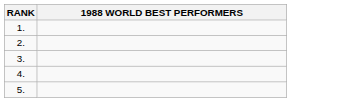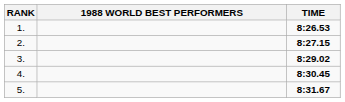+ column: (313, 12)
